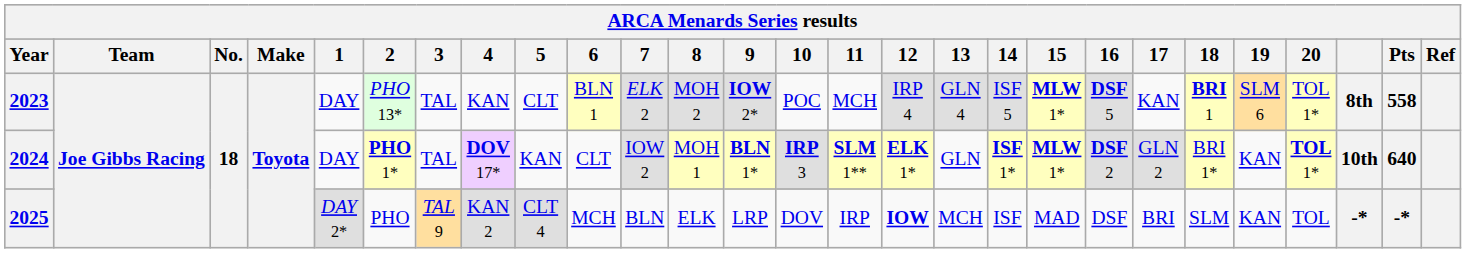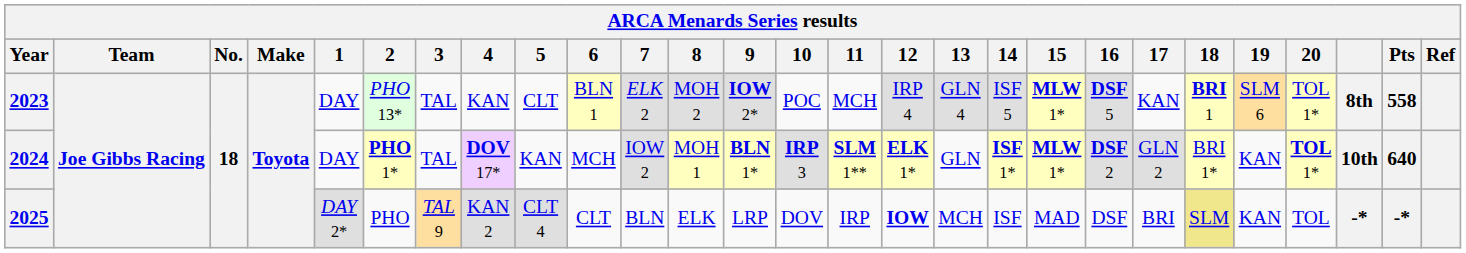(593, 159) CLT -> (593, 159) MCH
(593, 218) MCH -> (593, 218) CLT
(1209, 218) no background -> (1209, 218) khaki background
